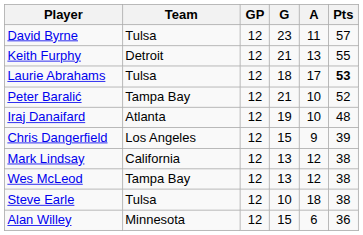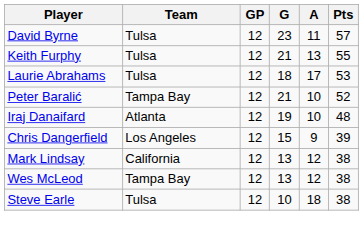(144, 55) Detroit -> (141, 55) Tulsa
(343, 76) bold -> (343, 76) normal
- row: (39, 220)
